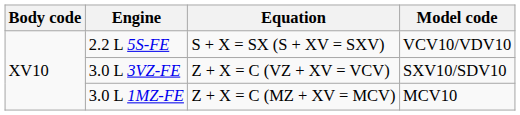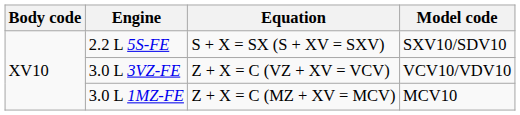(457, 44) VCV10/VDV10 -> (455, 44) SXV10/SDV10
(455, 70) SXV10/SDV10 -> (457, 70) VCV10/VDV10
